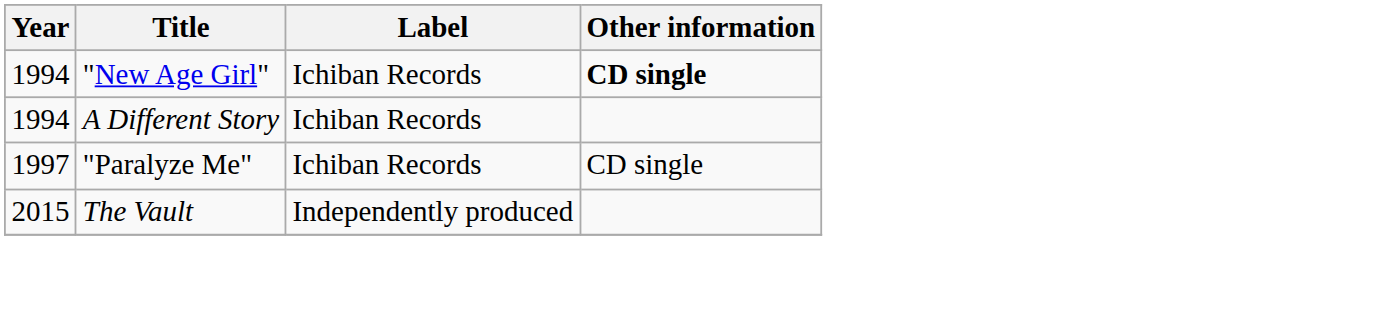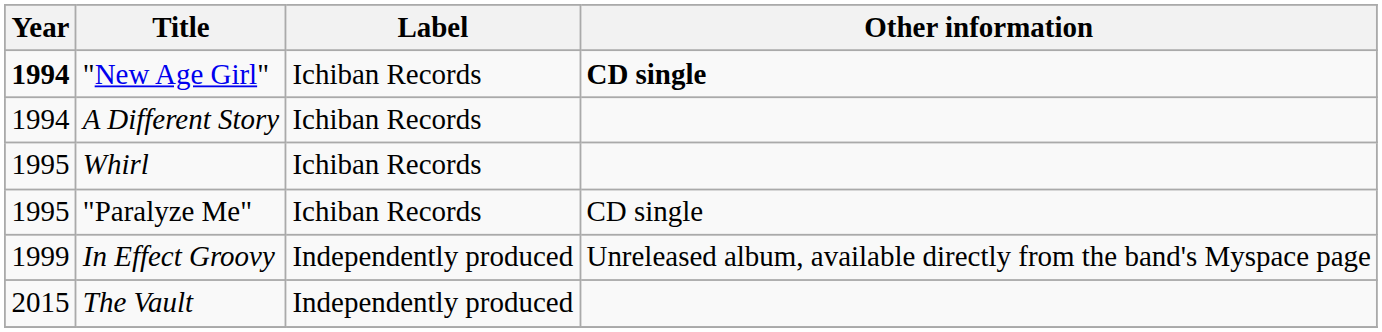(41, 73) normal -> (41, 73) bold
+ row: (116, 165)
(41, 165) 1997 -> (41, 211) 1995
+ row: (179, 257)
